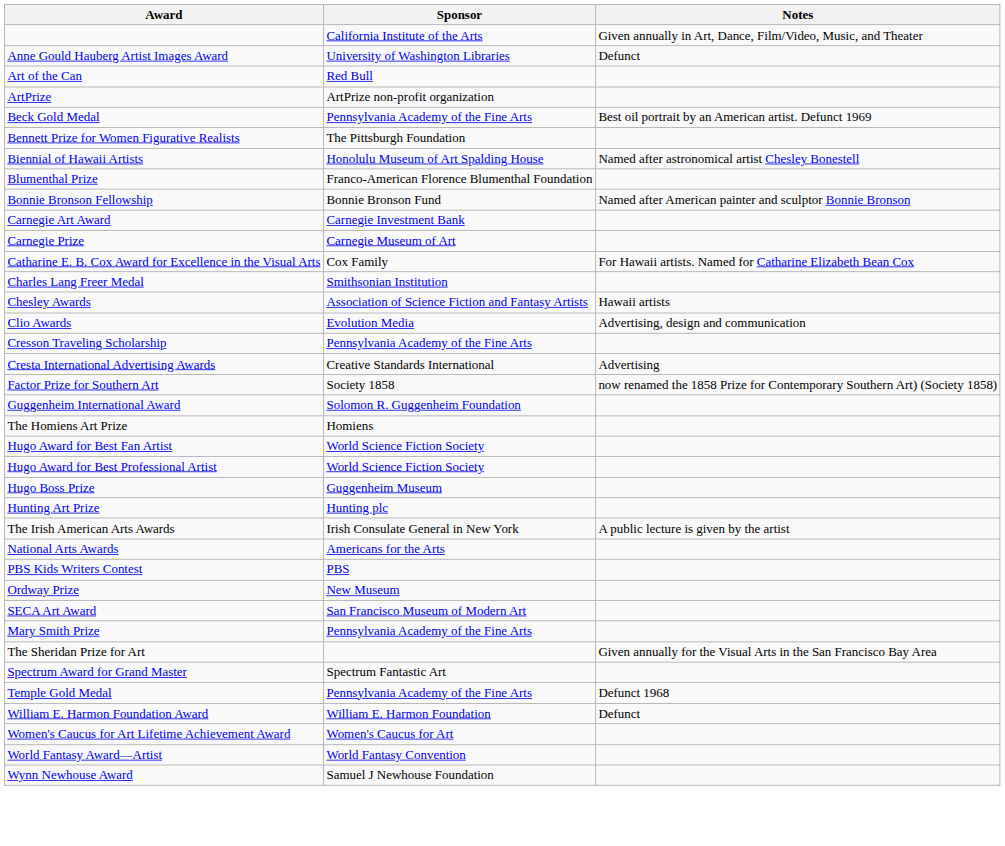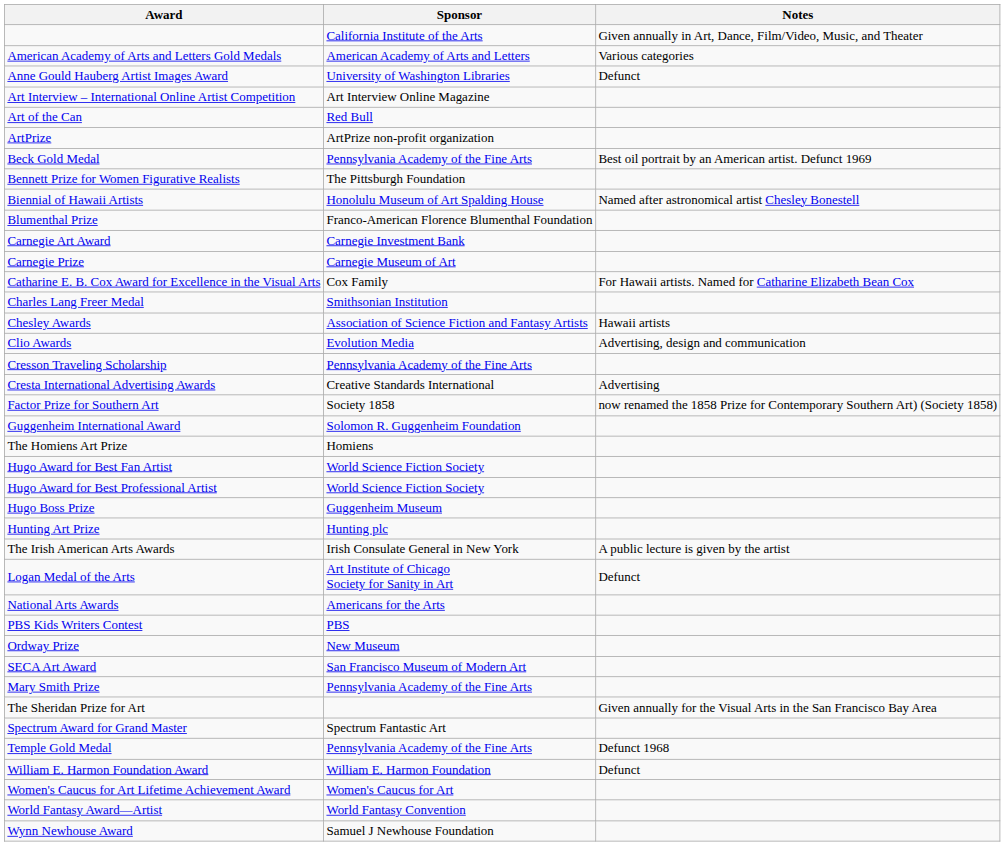+ row: (144, 55)
+ row: (151, 96)
- row: (80, 199)
+ row: (71, 577)
